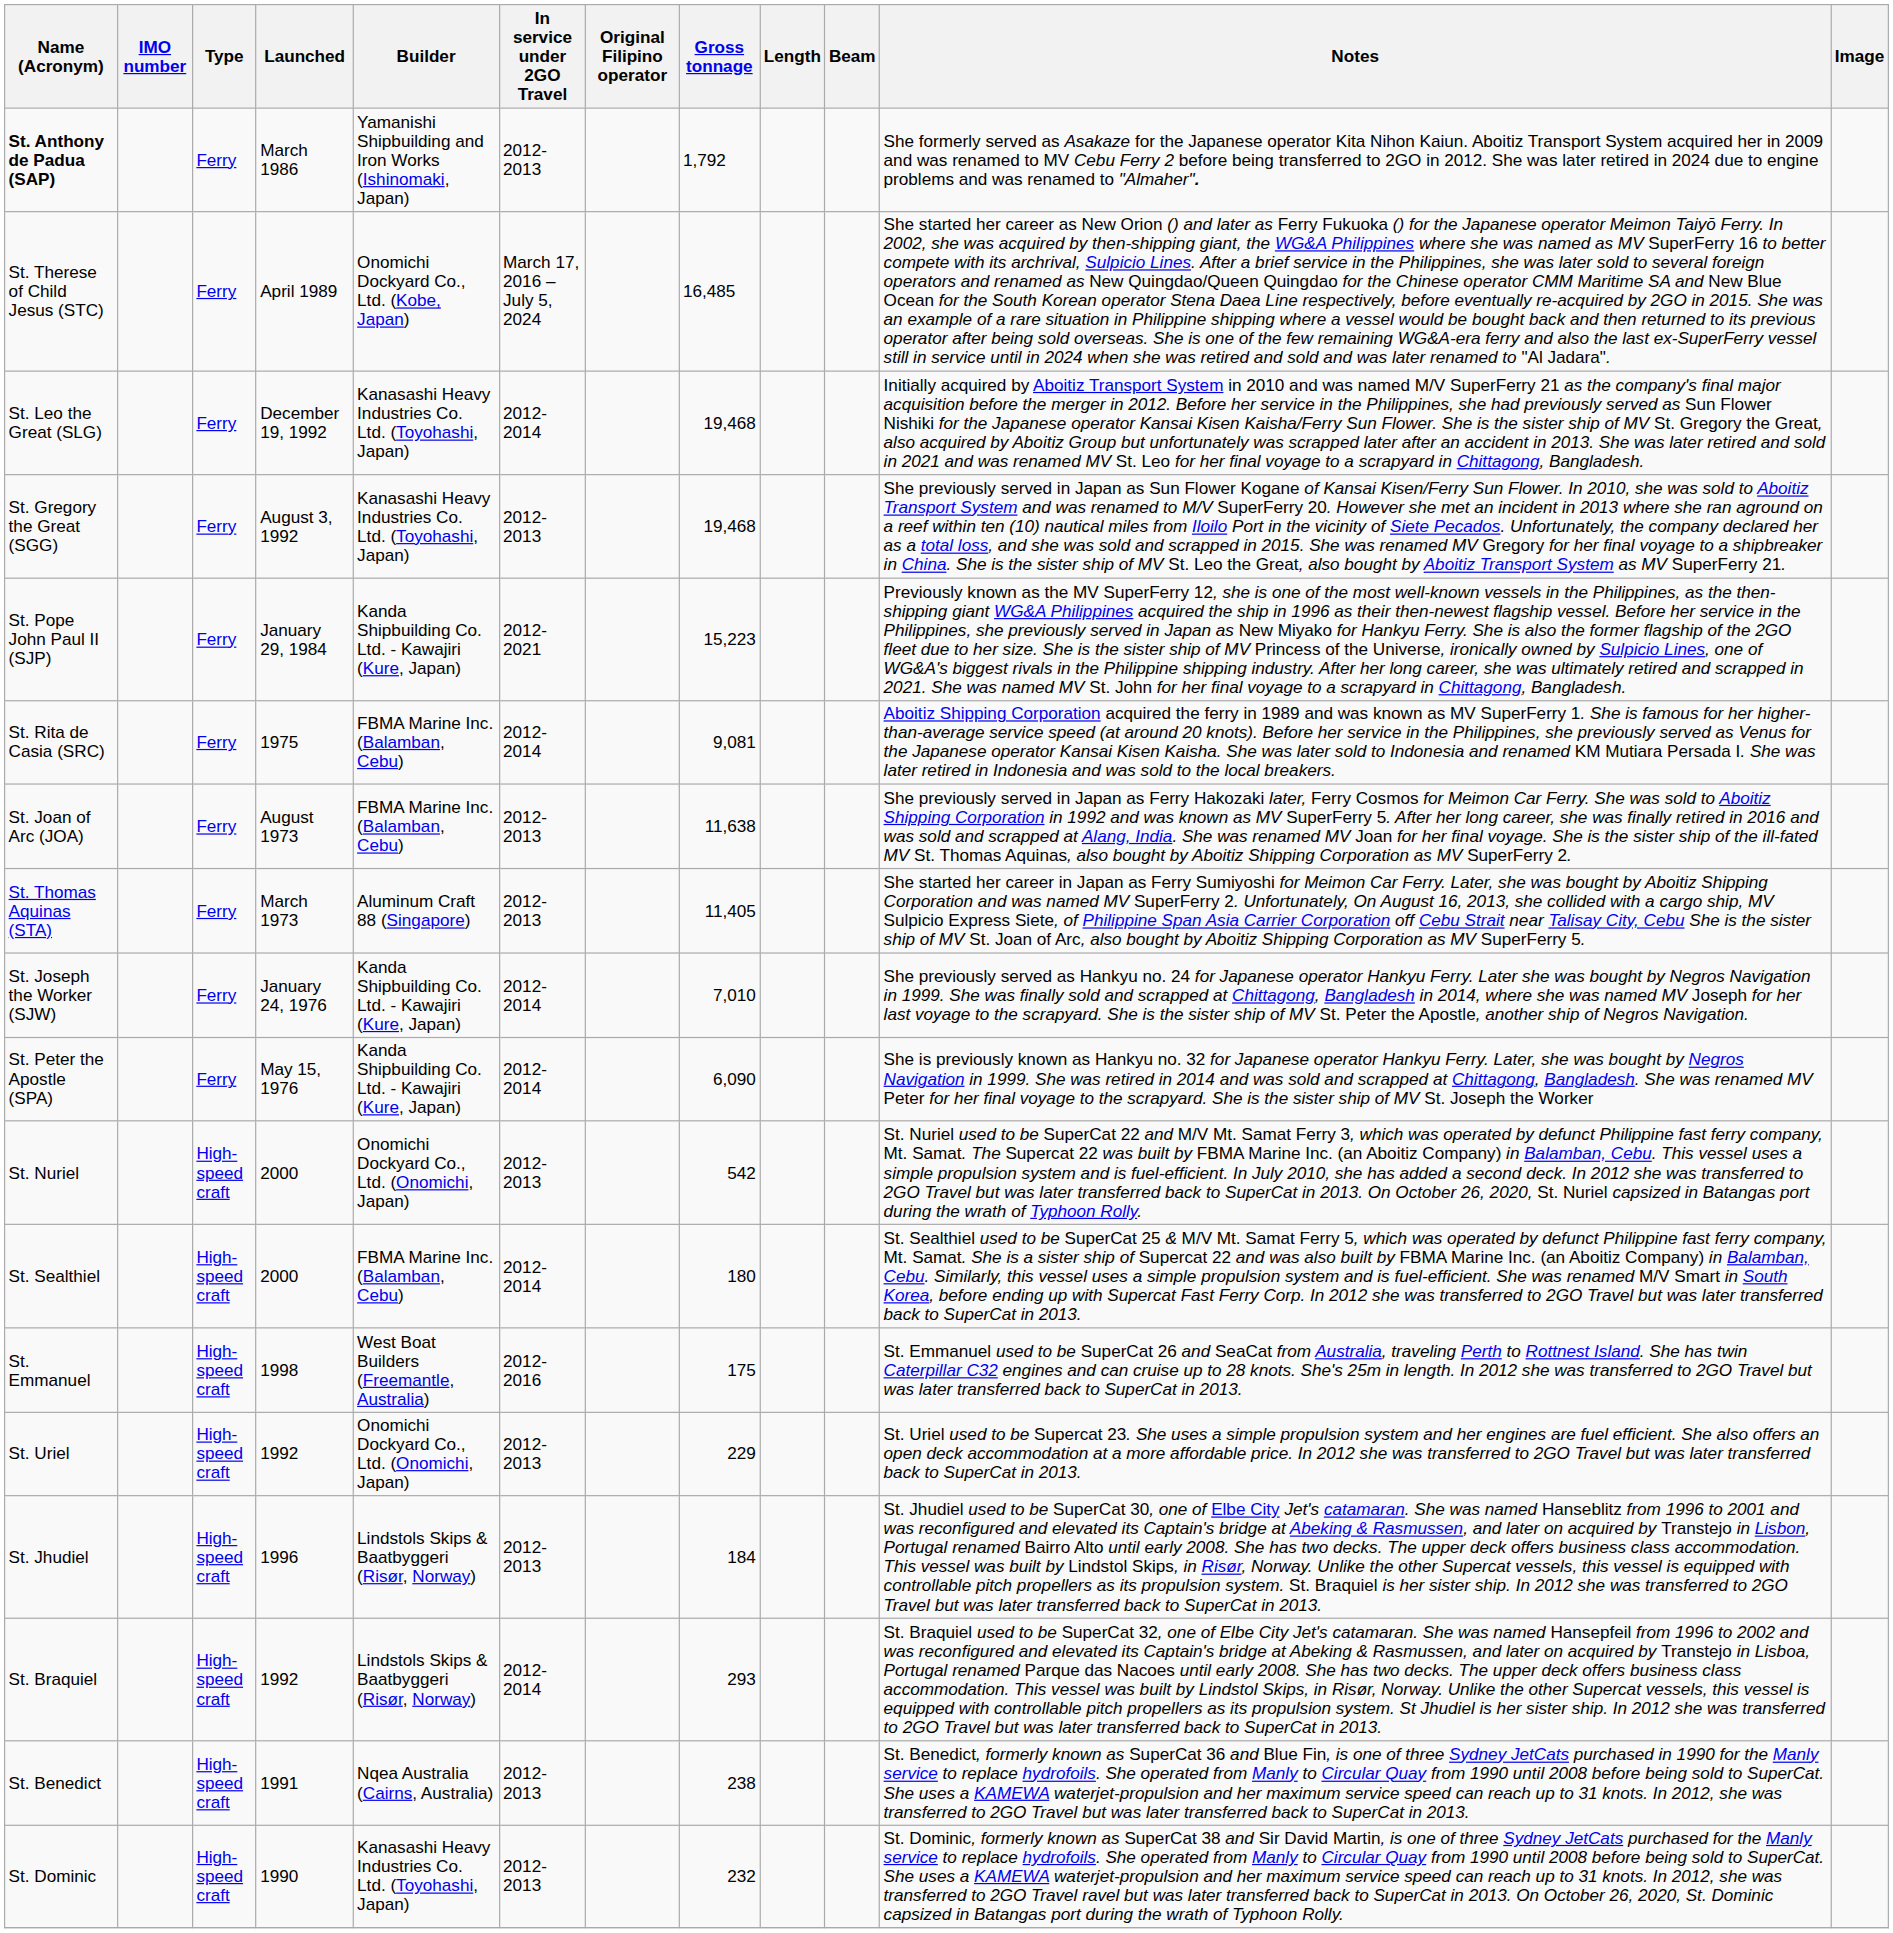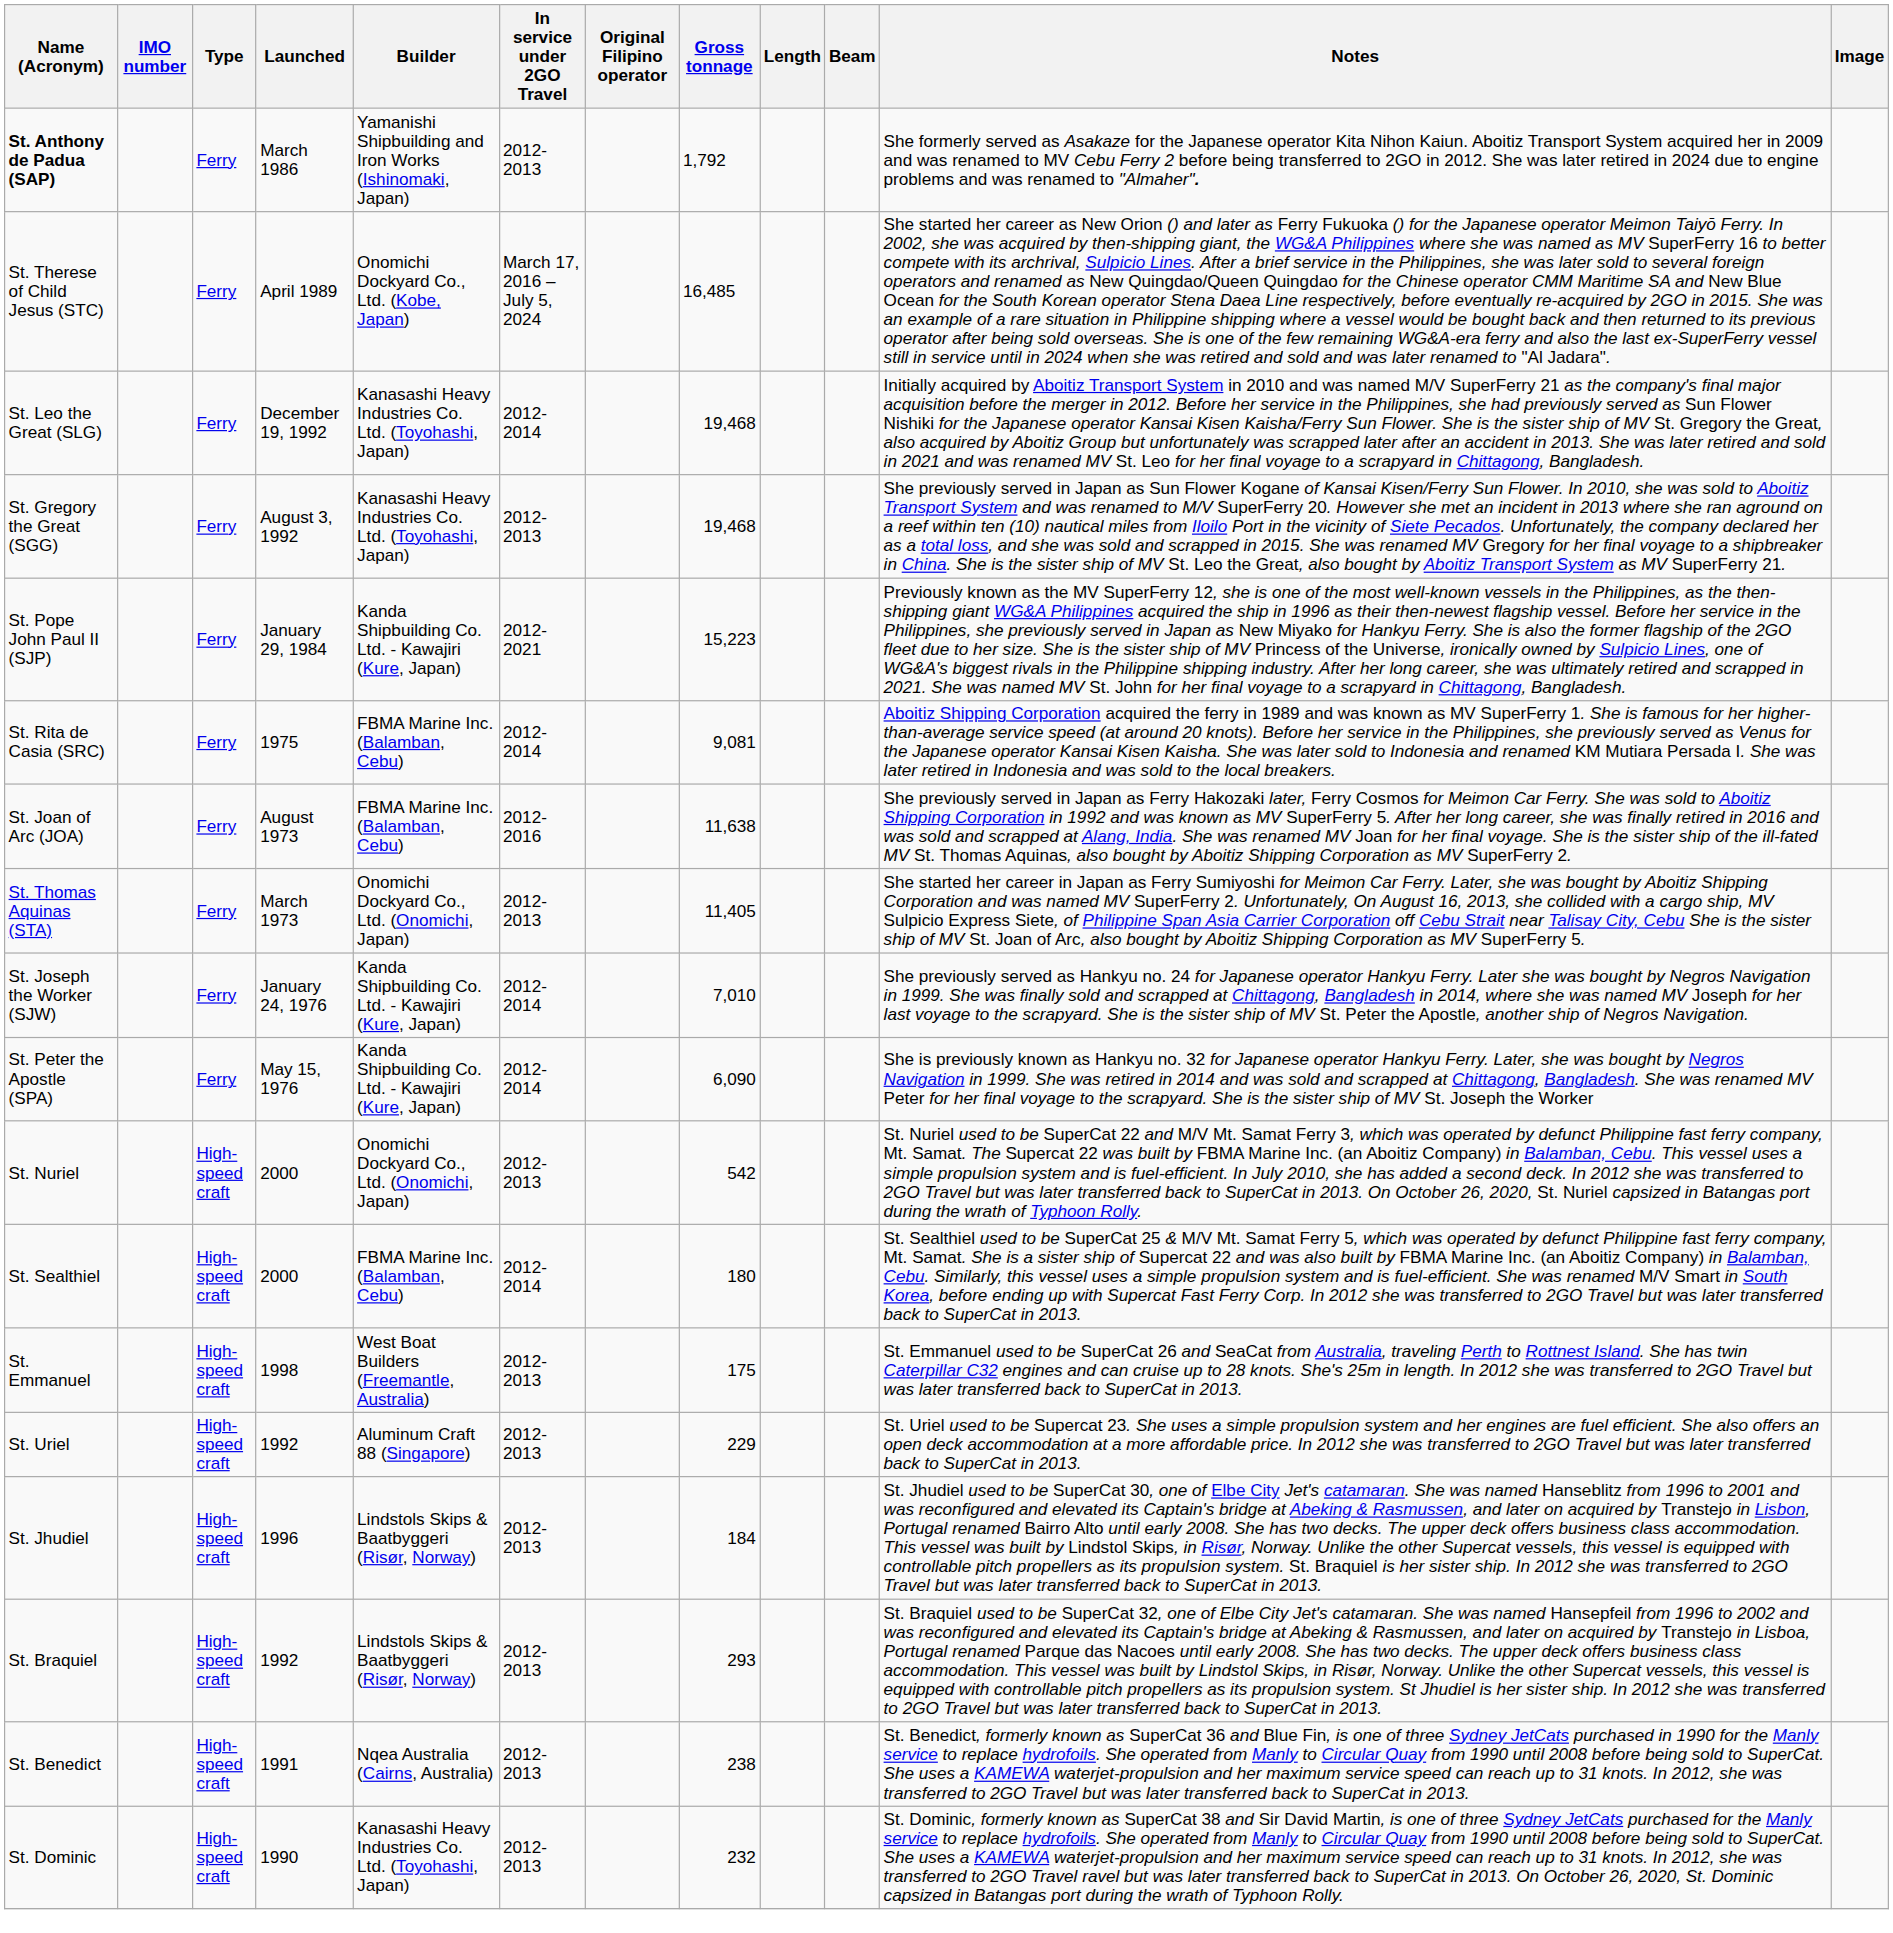(525, 827) 2012-2013 -> (525, 827) 2012-2016
(416, 911) Aluminum Craft 88 (Singapore) -> (415, 911) Onomichi Dockyard Co., Ltd. (Onomichi, Japan)
(525, 1370) 2012-2016 -> (525, 1370) 2012-2013
(415, 1454) Onomichi Dockyard Co., Ltd. (Onomichi, Japan) -> (416, 1445) Aluminum Craft 88 (Singapore)
(525, 1680) 2012-2014 -> (525, 1661) 2012-2013
